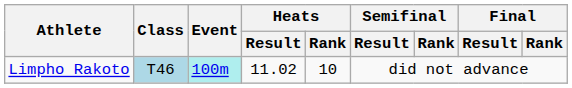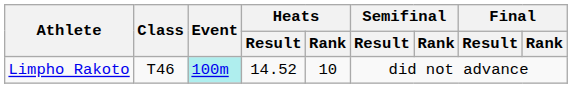(161, 70) lightblue background -> (161, 70) no background
(274, 70) 11.02 -> (274, 70) 14.52
